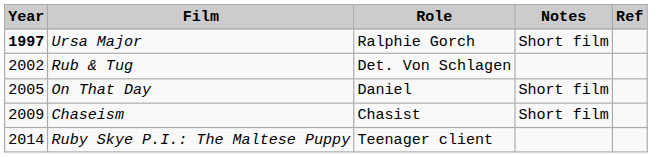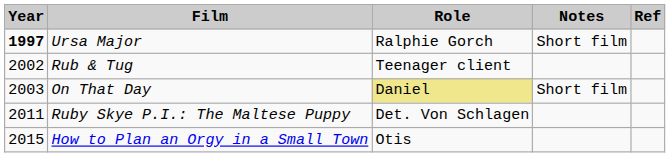(434, 66) Det. Von Schlagen -> (443, 66) Teenager client
(26, 91) 2005 -> (26, 91) 2003
(385, 91) no background -> (403, 91) khaki background
- row: (88, 115)
(26, 140) 2014 -> (26, 115) 2011
(425, 140) Teenager client -> (452, 115) Det. Von Schlagen
+ row: (210, 140)
